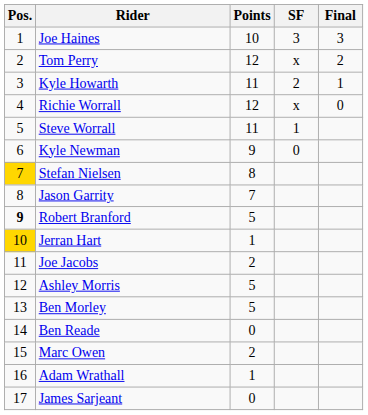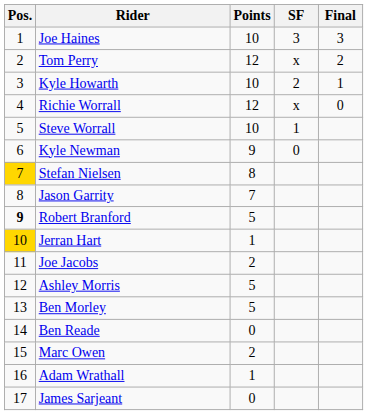(252, 83) 11 -> (252, 83) 10
(252, 128) 11 -> (252, 128) 10
